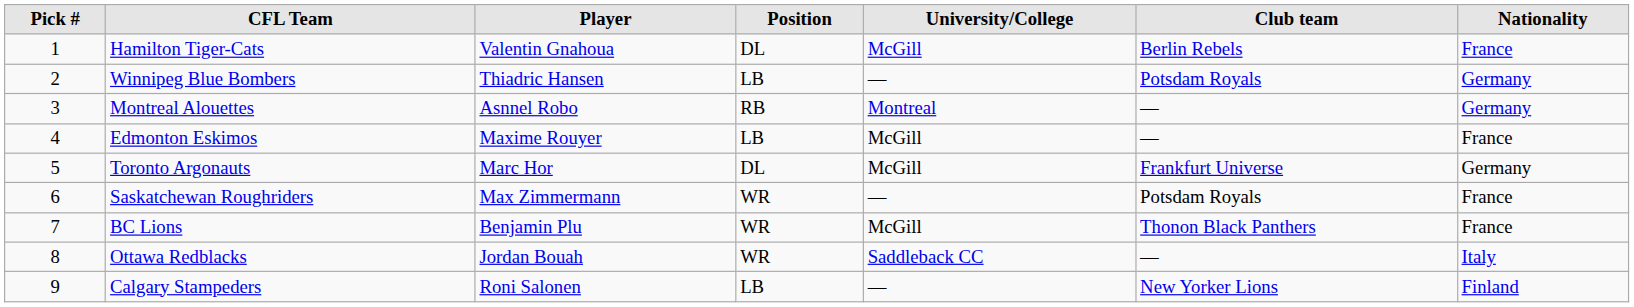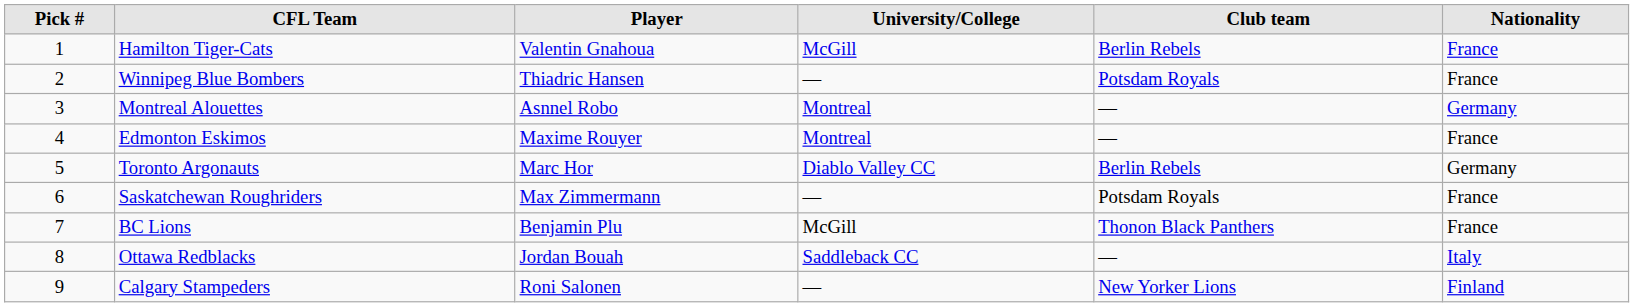- column: (800, 19)
(1496, 78) Germany -> (1472, 78) France
(895, 138) McGill -> (837, 138) Montreal
(895, 167) McGill -> (869, 167) Diablo Valley CC
(1212, 167) Frankfurt Universe -> (1149, 167) Berlin Rebels
